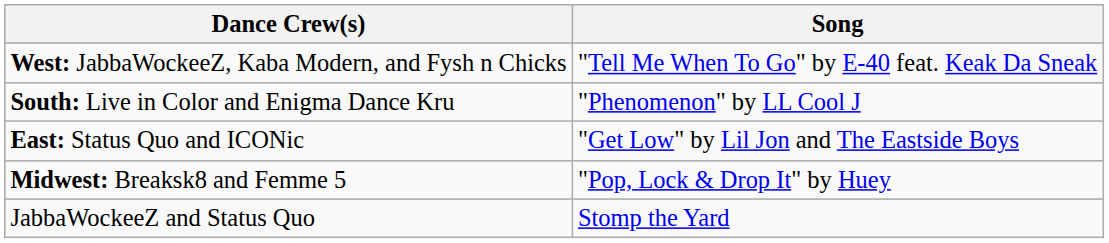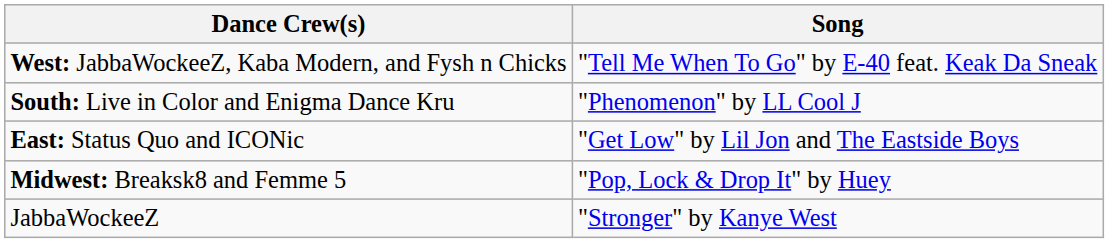- row: (163, 218)
+ row: (85, 218)
